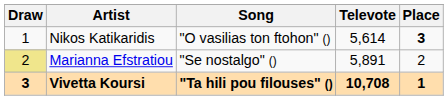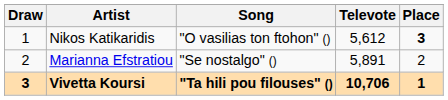(368, 38) 5,614 -> (368, 38) 5,612
(25, 60) khaki background -> (25, 60) no background
(368, 83) 10,708 -> (368, 83) 10,706
